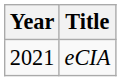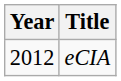(32, 57) 2021 -> (32, 57) 2012
